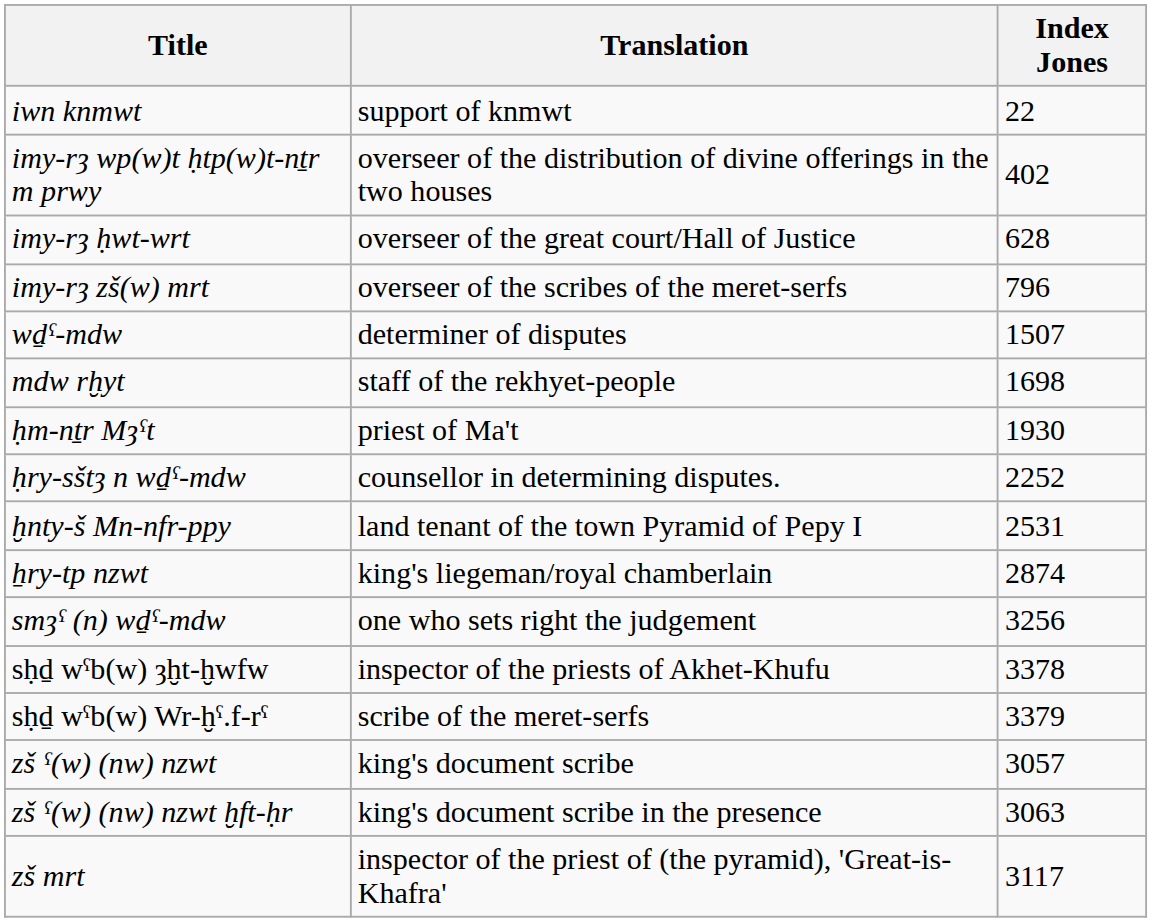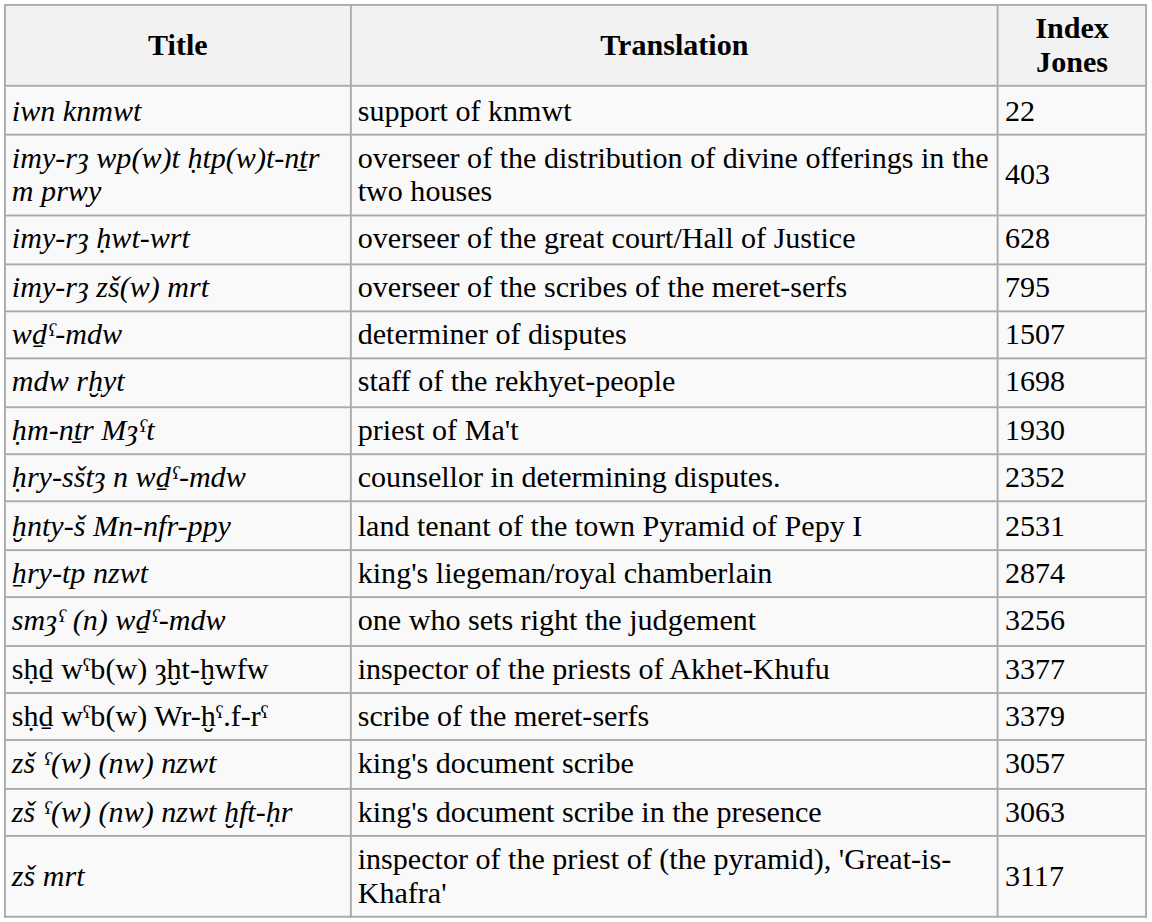(1027, 174) 402 -> (1027, 174) 403
(1027, 286) 796 -> (1027, 286) 795
(1035, 477) 2252 -> (1035, 477) 2352
(1035, 668) 3378 -> (1035, 668) 3377
